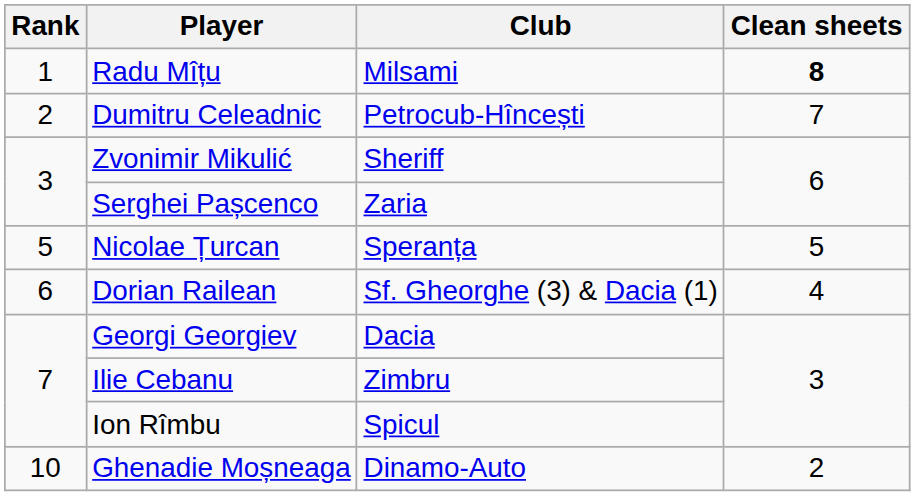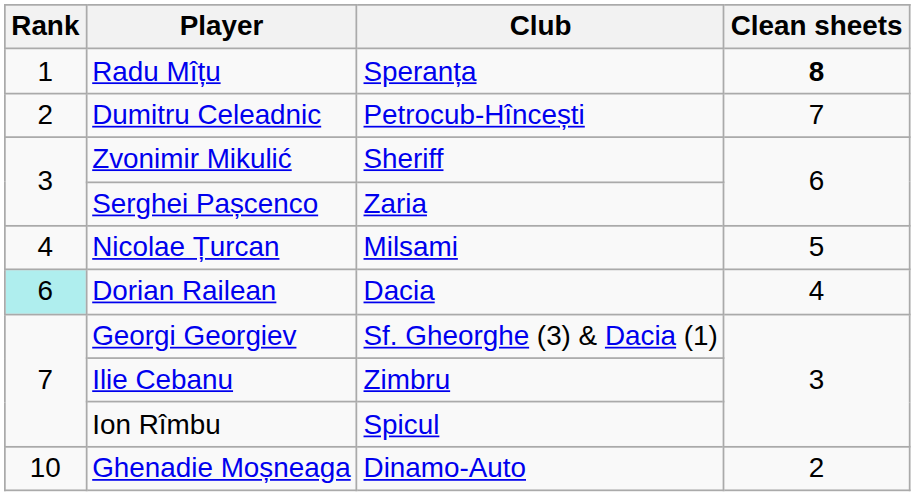(411, 70) Milsami -> (420, 70) Speranța
(45, 247) 5 -> (45, 247) 4
(420, 247) Speranța -> (411, 247) Milsami
(45, 291) no background -> (45, 291) paleturquoise background
(541, 291) Sf. Gheorghe (3) & Dacia (1) -> (399, 291) Dacia
(399, 335) Dacia -> (541, 335) Sf. Gheorghe (3) & Dacia (1)
